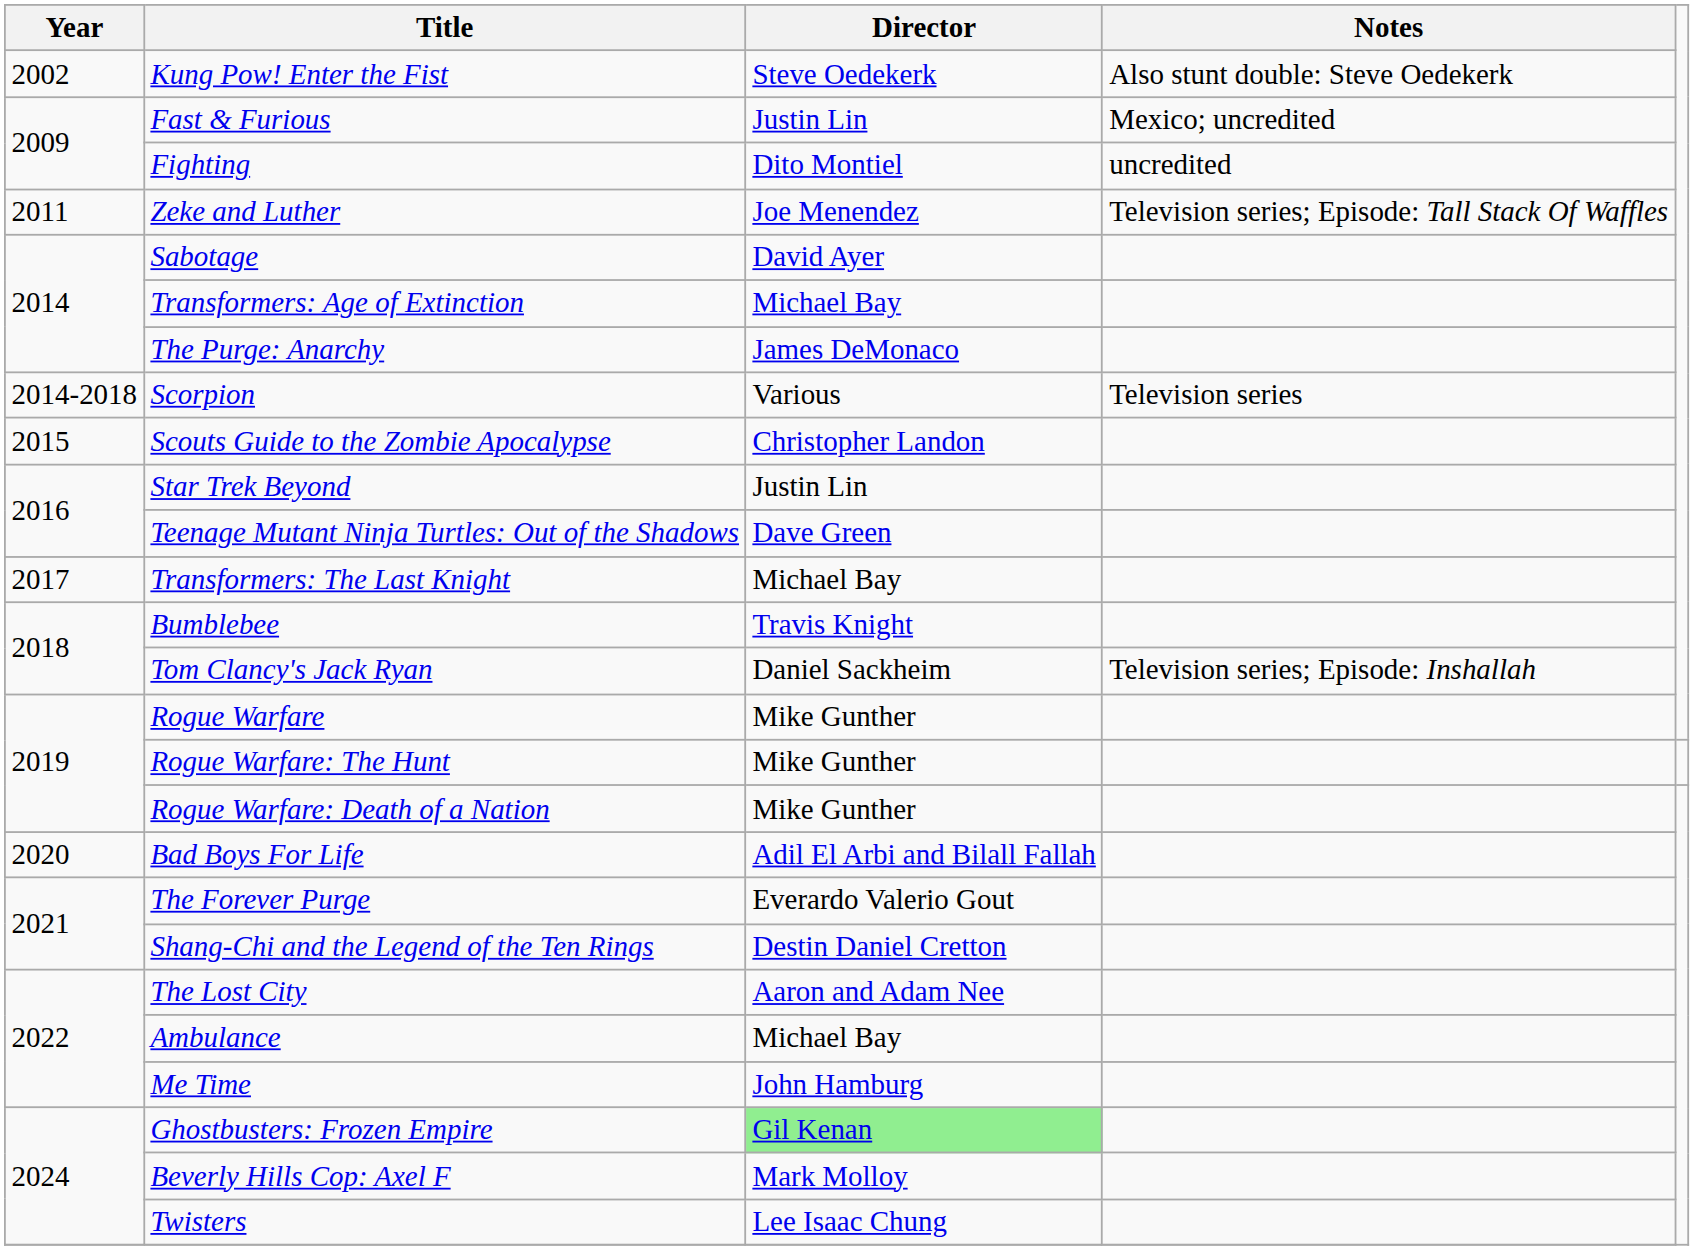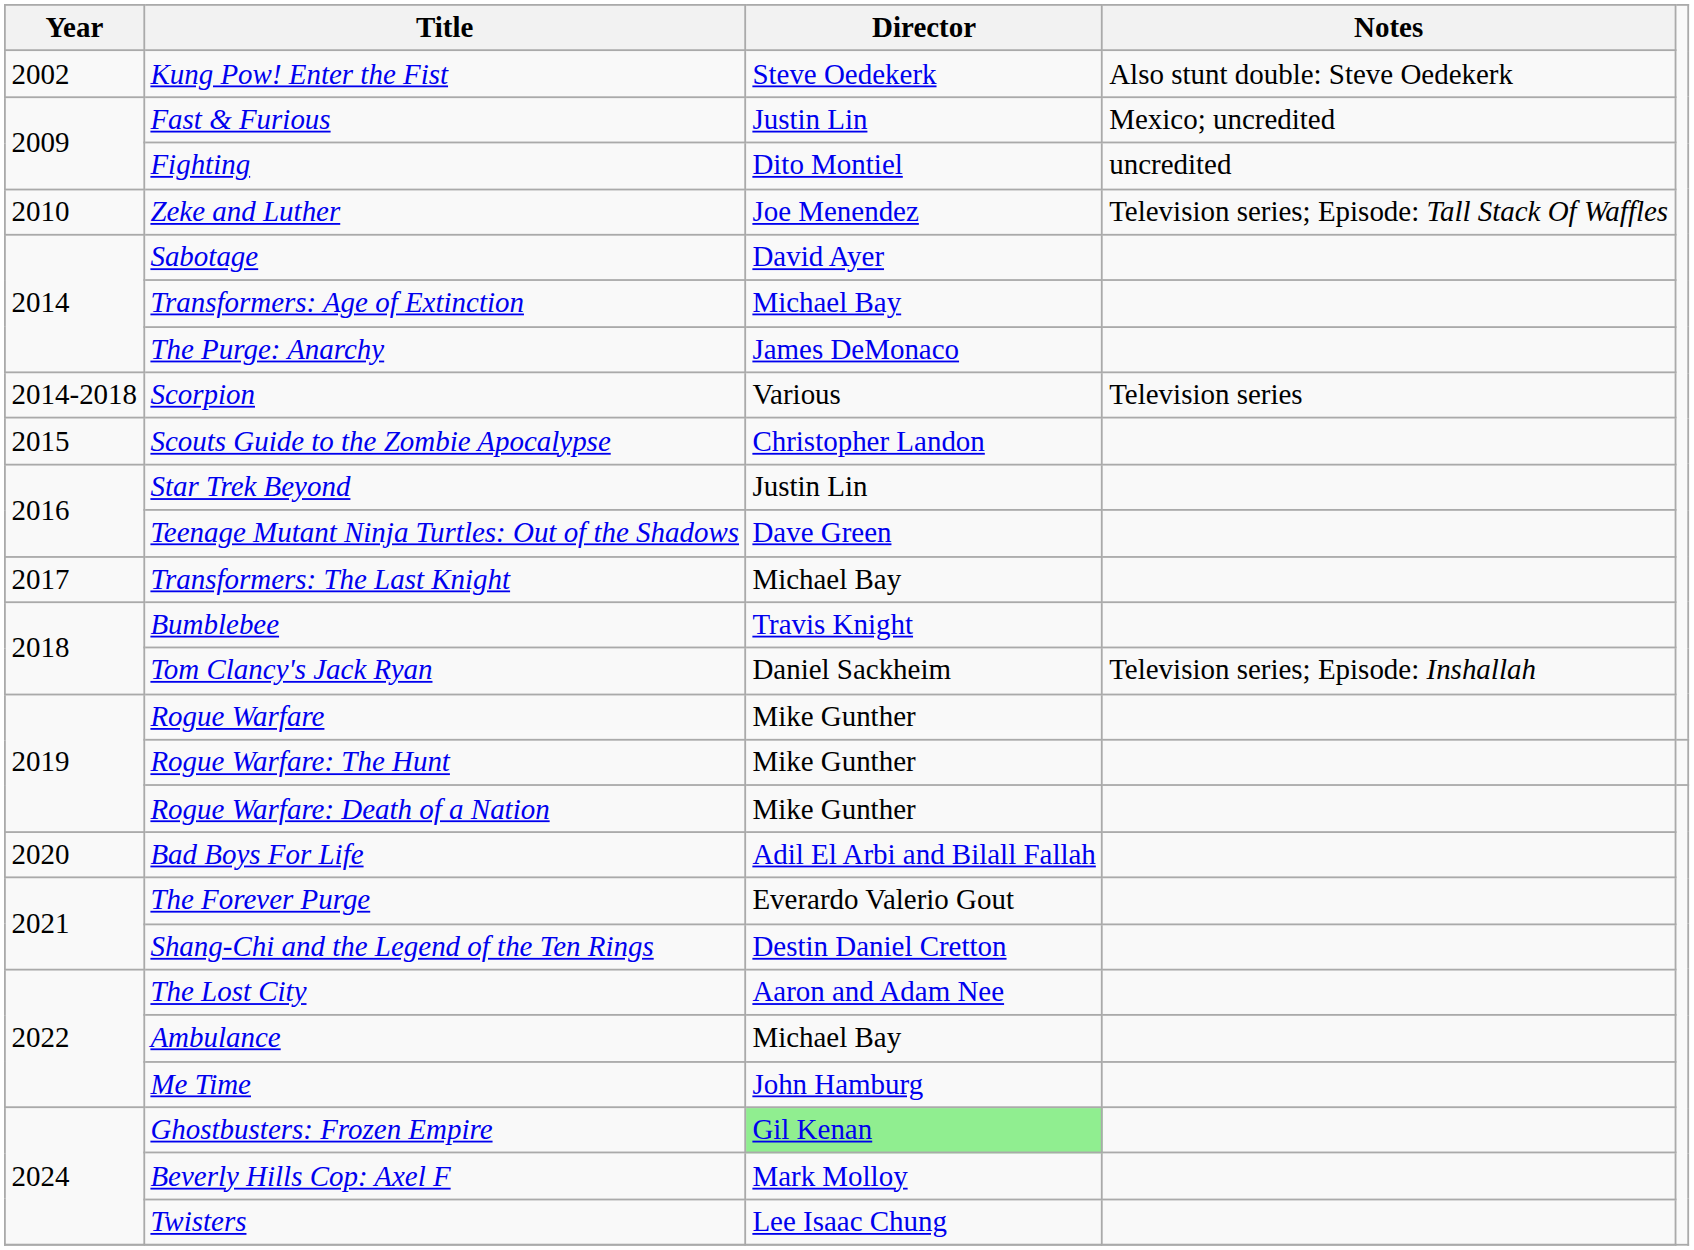(40, 211) 2011 -> (41, 211) 2010
